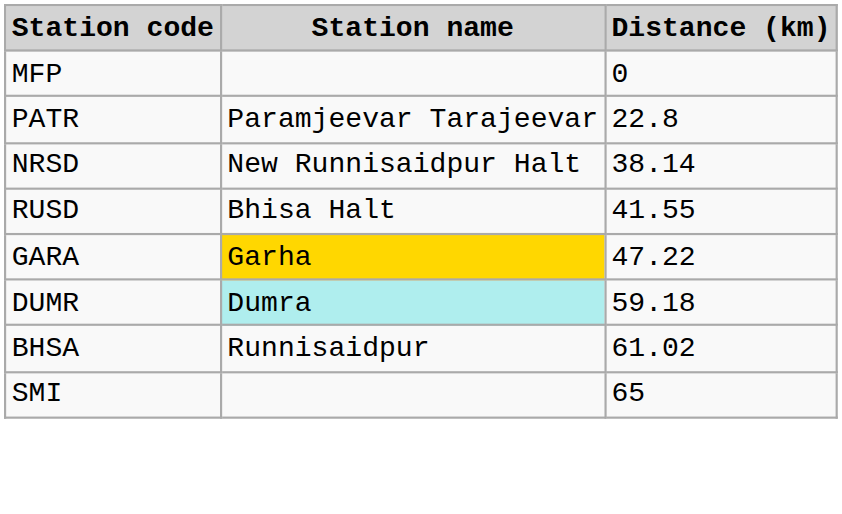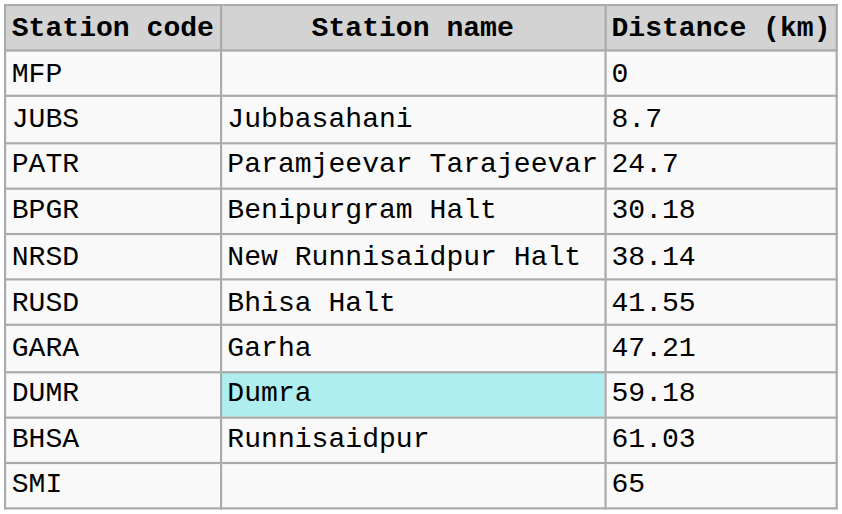+ row: (45, 119)
(645, 119) 22.8 -> (645, 165) 24.7
+ row: (45, 211)
(269, 257) gold background -> (269, 348) no background
(654, 257) 47.22 -> (654, 348) 47.21
(654, 348) 61.02 -> (654, 440) 61.03
